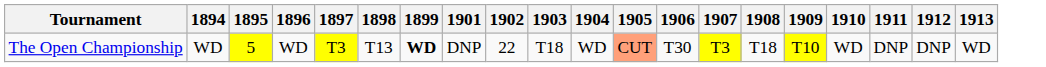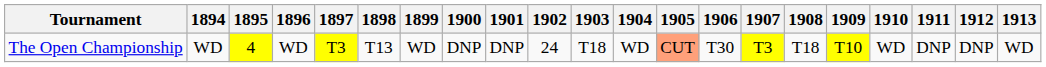+ column: (464, 18)
(251, 47) 5 -> (251, 47) 4
(421, 47) bold -> (421, 47) normal
(507, 47) 22 -> (550, 47) 24
